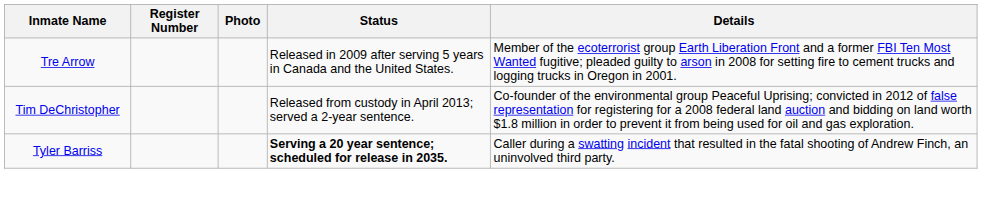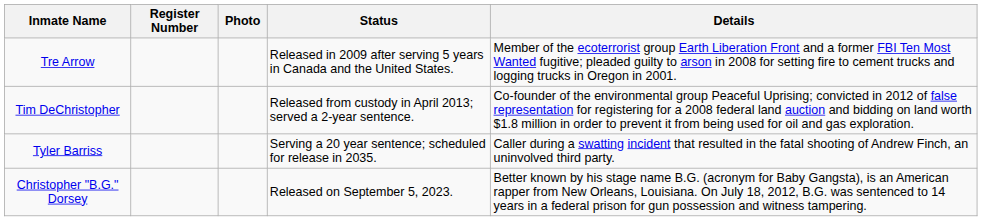(359, 150) bold -> (378, 150) normal
+ row: (68, 191)
